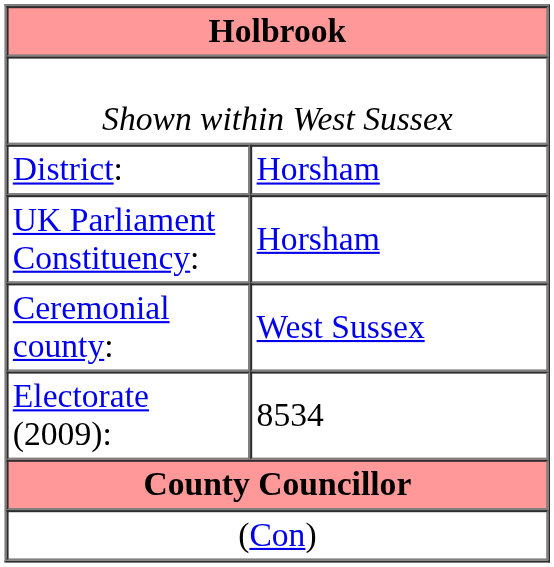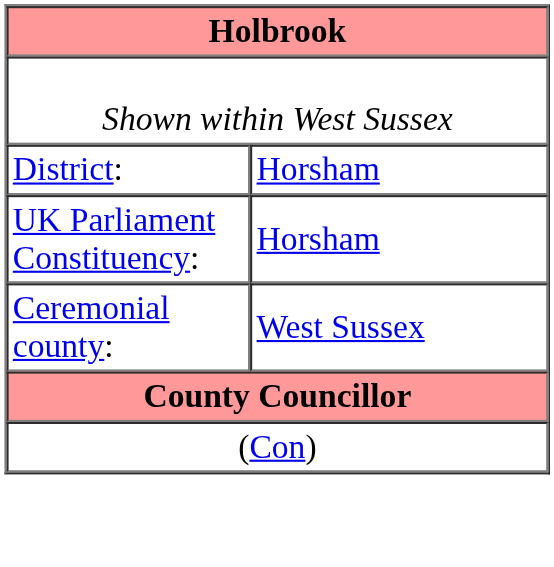- row: (81, 415)
